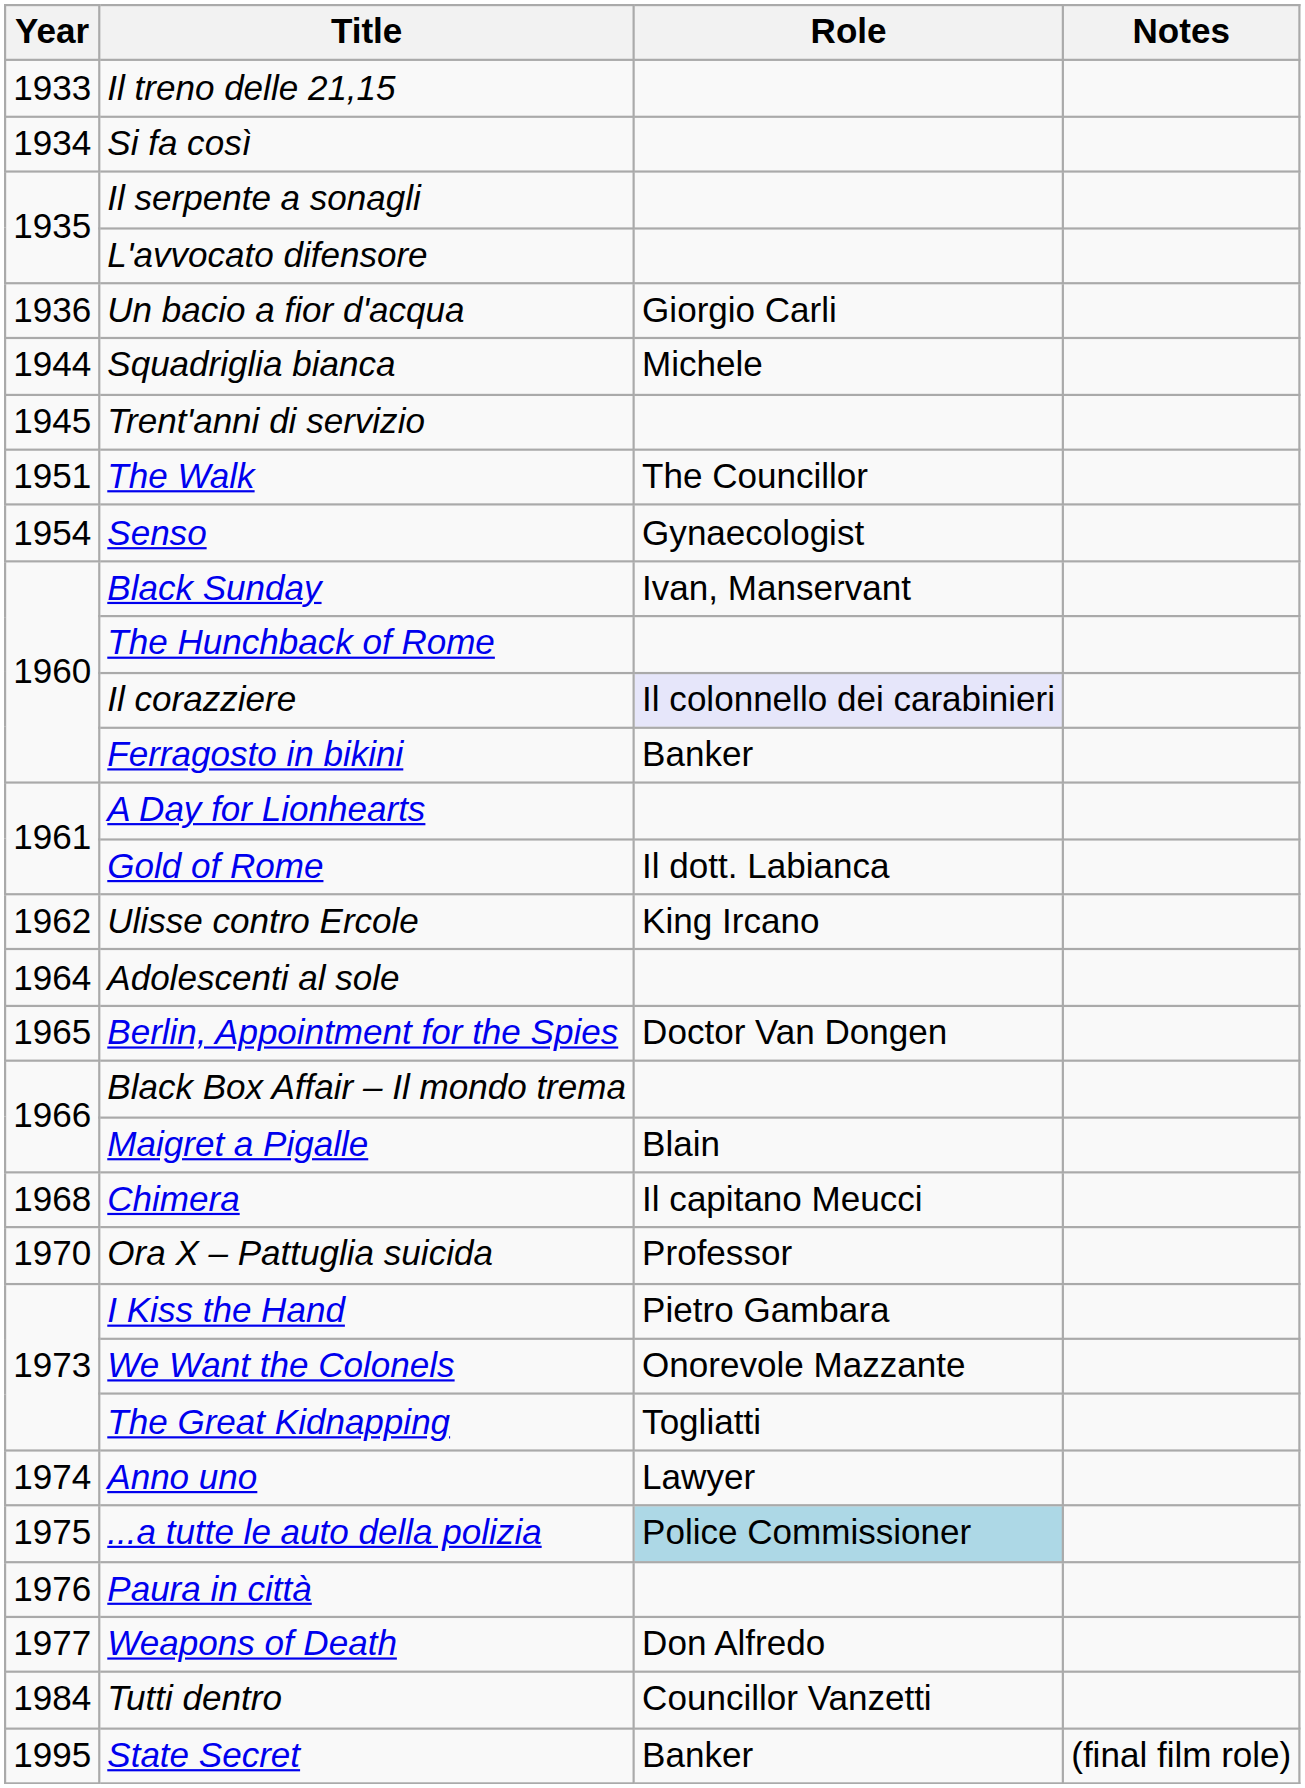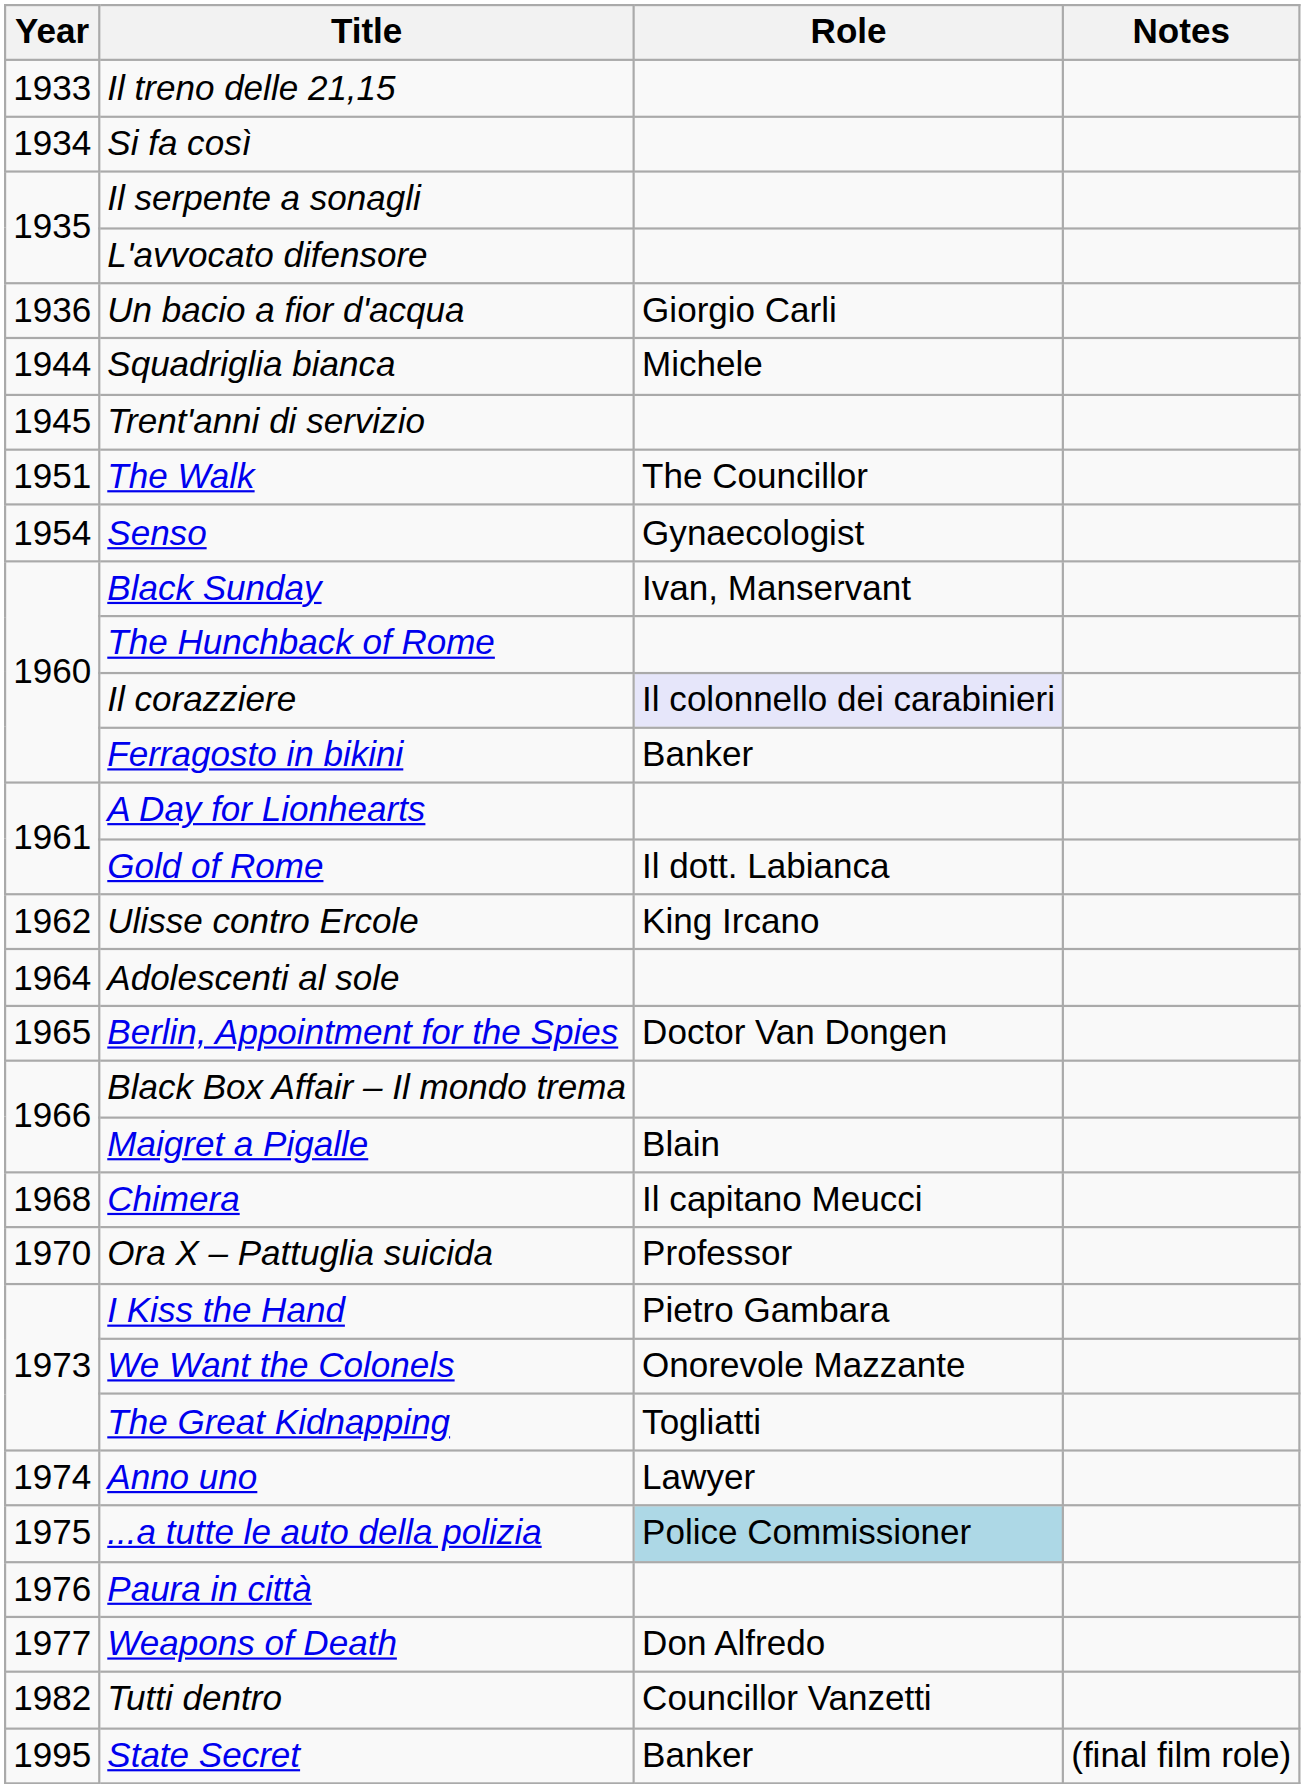(52, 1699) 1984 -> (52, 1699) 1982
